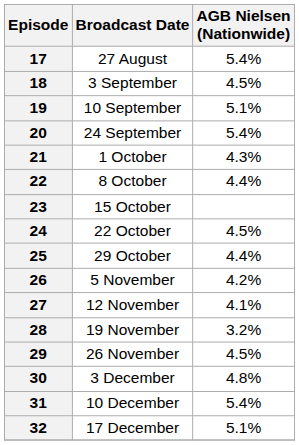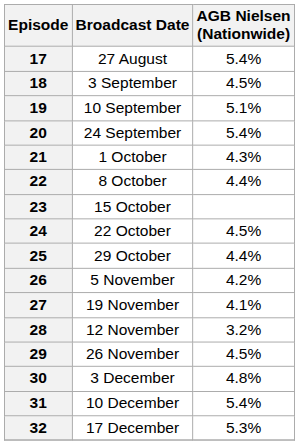(133, 305) 12 November -> (133, 305) 19 November
(133, 329) 19 November -> (133, 329) 12 November
(244, 428) 5.1% -> (244, 428) 5.3%
